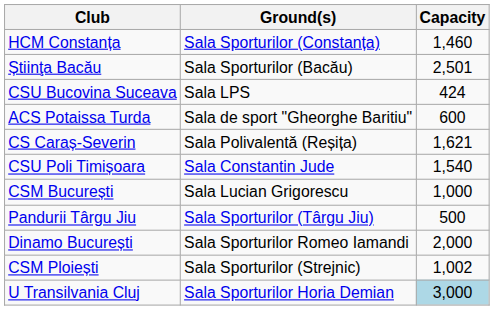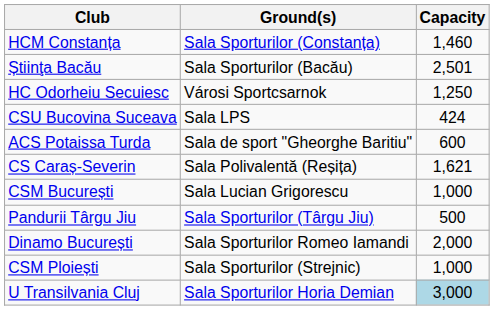+ row: (89, 92)
- row: (77, 167)
(452, 267) 1,002 -> (452, 267) 1,000
